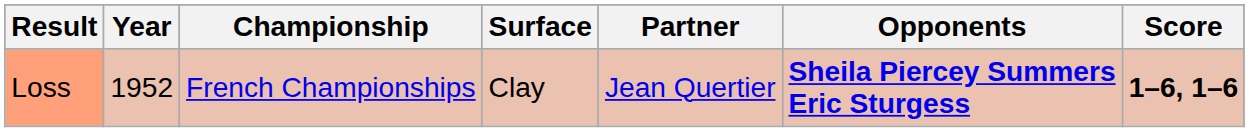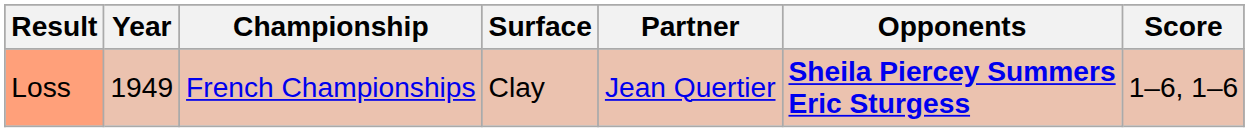(142, 87) 1952 -> (142, 87) 1949
(1183, 87) bold -> (1183, 87) normal
